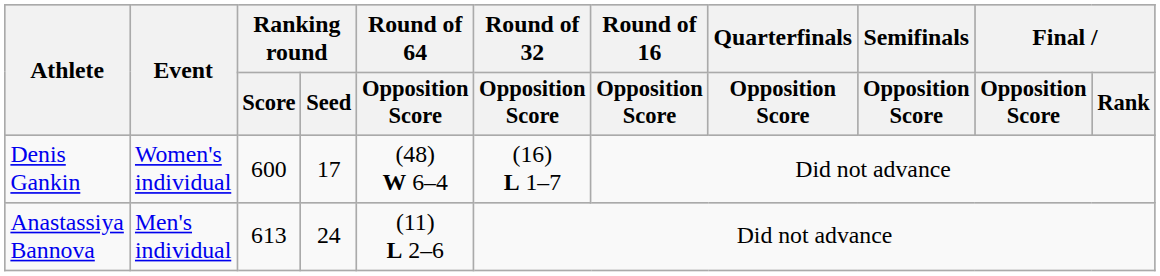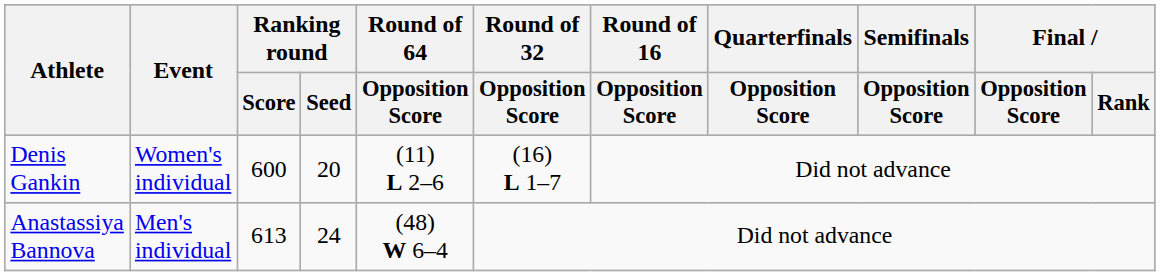(329, 169) 17 -> (329, 169) 20
(415, 169) (48) W 6–4 -> (415, 169) (11) L 2–6
(415, 236) (11) L 2–6 -> (415, 236) (48) W 6–4
